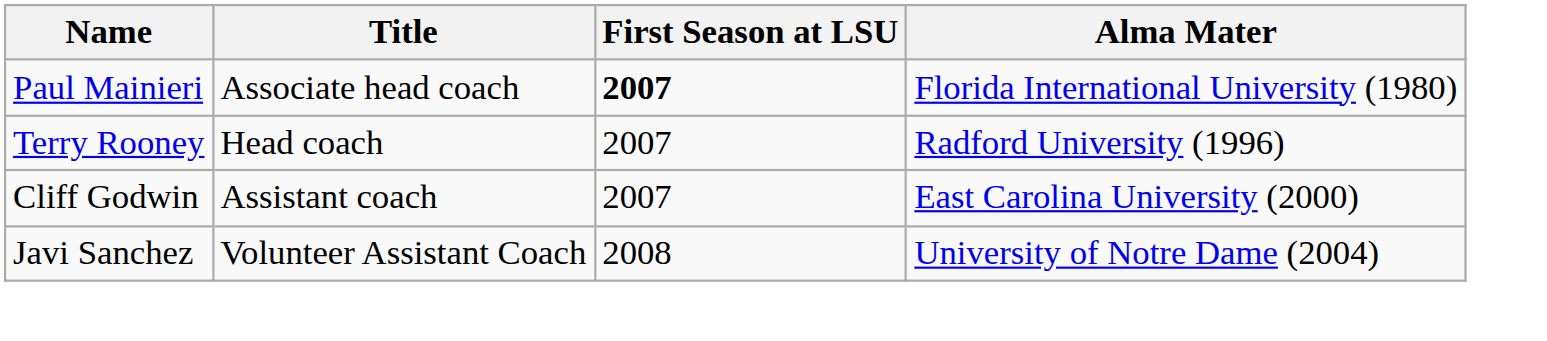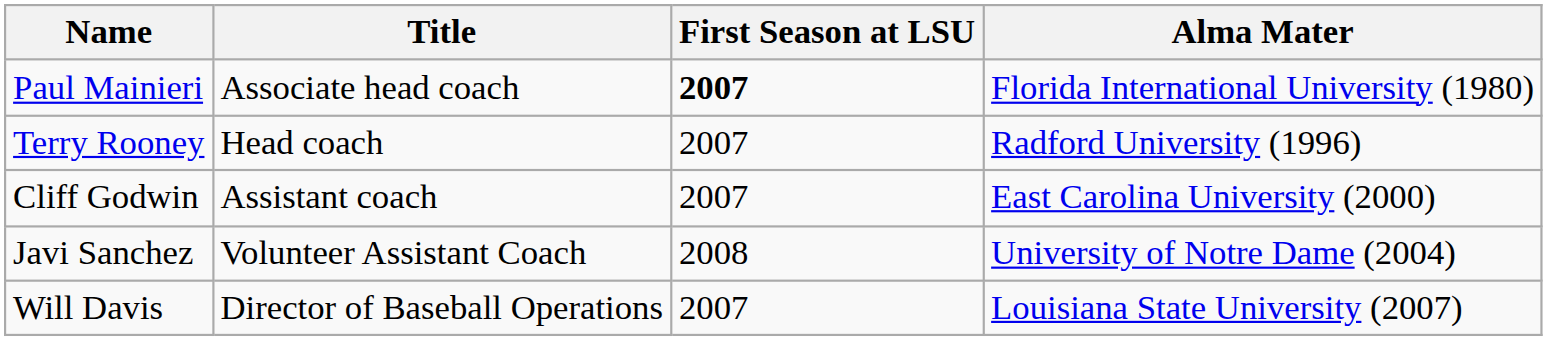+ row: (88, 307)
